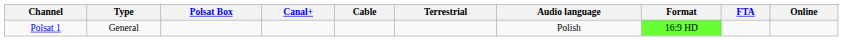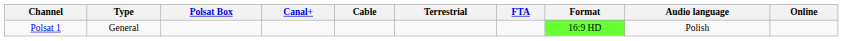columns swapped: (746, 12) <-> (569, 12)
